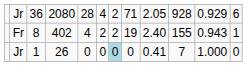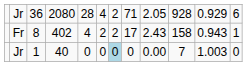(131, 33) 19 -> (131, 33) 17
(154, 33) 2.40 -> (154, 33) 2.43
(182, 33) 155 -> (182, 33) 158
(62, 52) 26 -> (62, 52) 40
(154, 52) 0.41 -> (154, 52) 0.00
(212, 52) 1.000 -> (212, 52) 1.003
